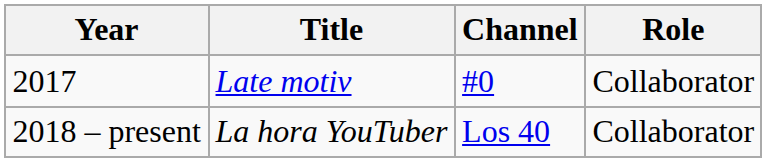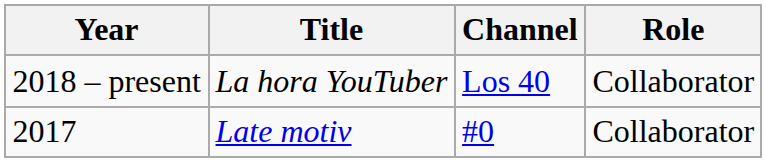rows swapped: (44, 80) <-> (107, 131)
